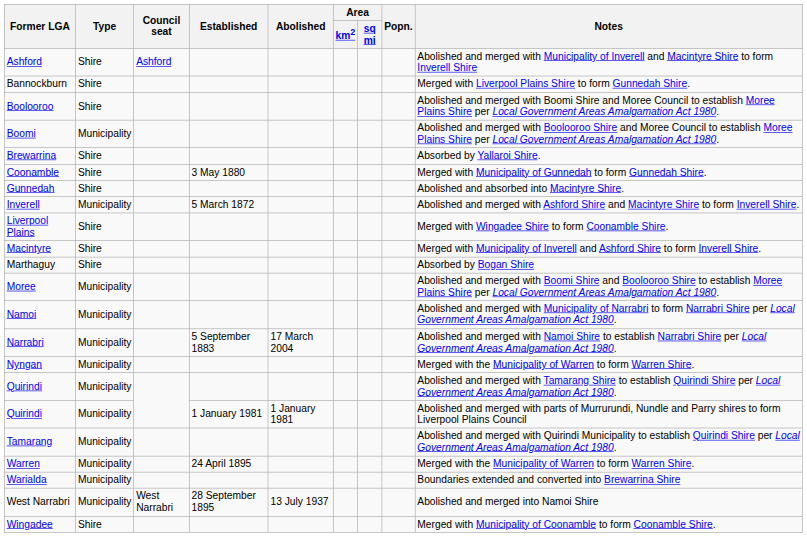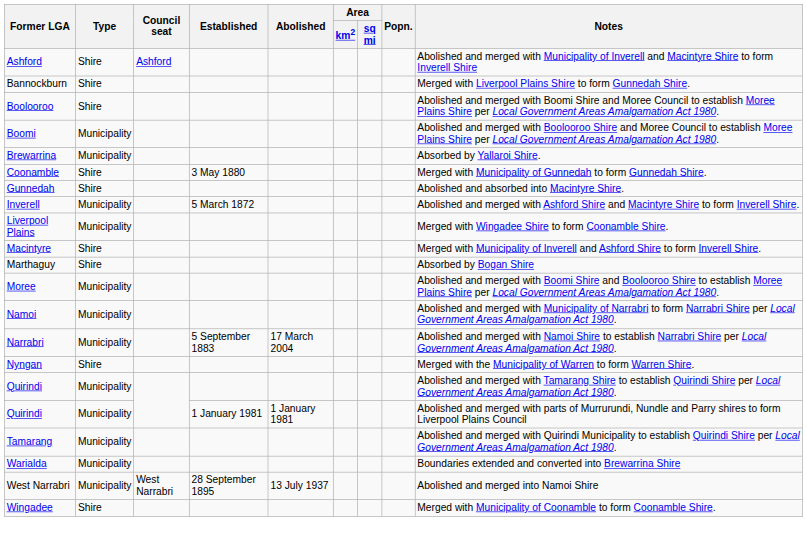(90, 156) Shire -> (105, 156) Municipality
(90, 226) Shire -> (105, 226) Municipality
(105, 364) Municipality -> (90, 364) Shire
- row: (23, 464)
